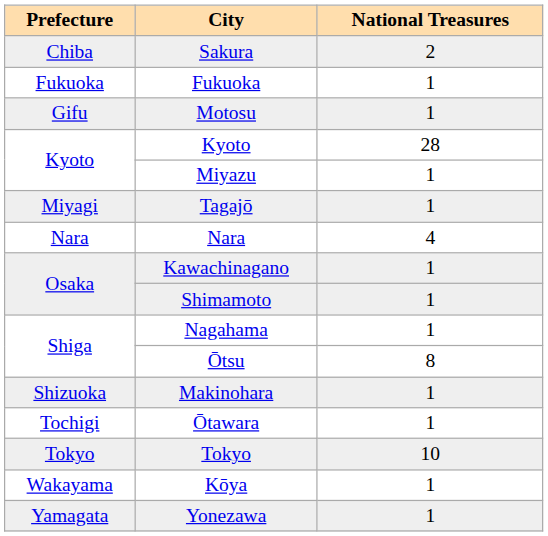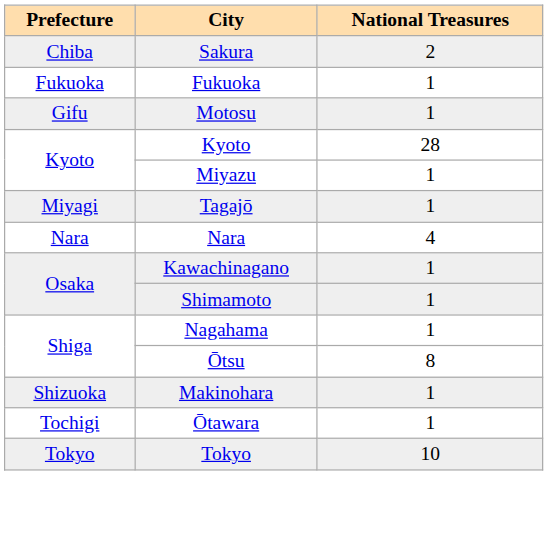- row: (226, 484)
- row: (226, 515)
